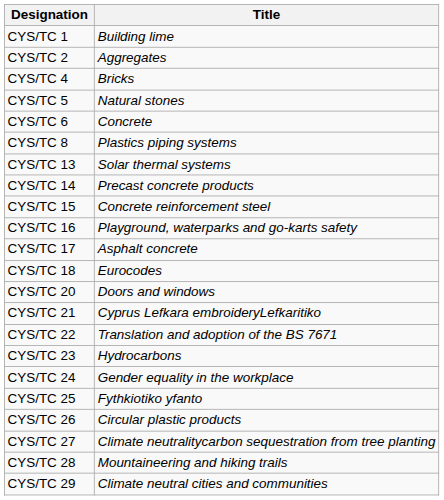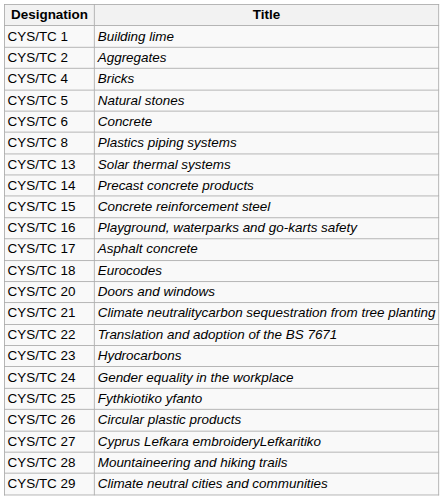(209, 313) Cyprus Lefkara embroideryLefkaritiko -> (267, 313) Climate neutralitycarbon sequestration from tree planting
(267, 441) Climate neutralitycarbon sequestration from tree planting -> (209, 441) Cyprus Lefkara embroideryLefkaritiko
